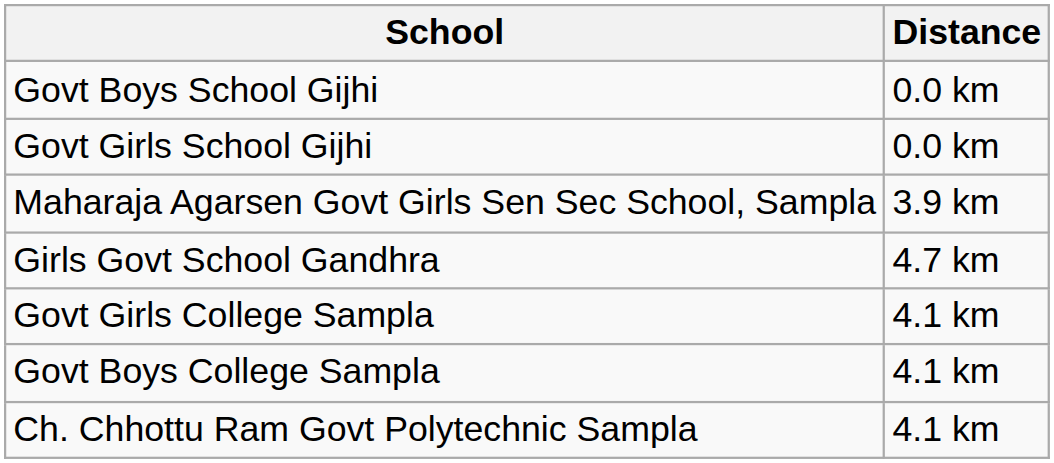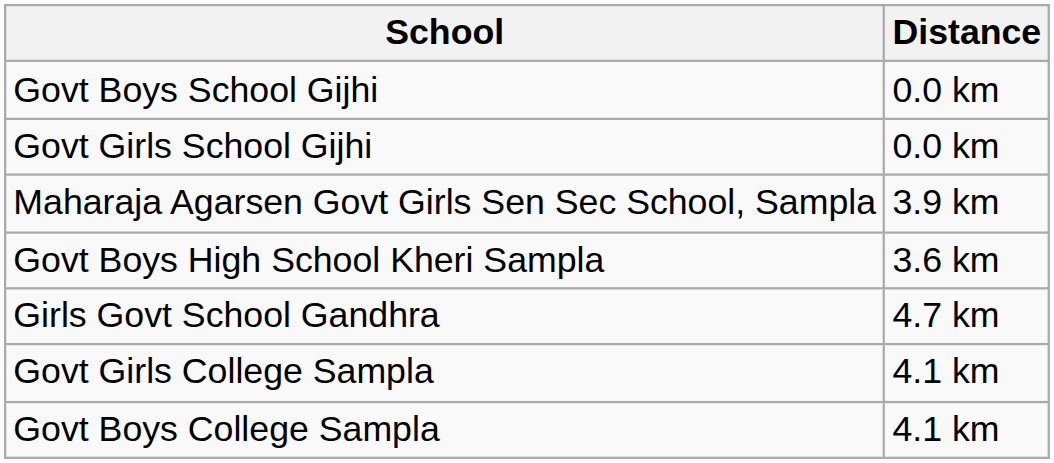+ row: (309, 259)
- row: (355, 428)
